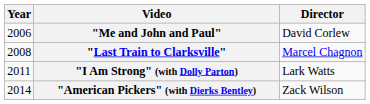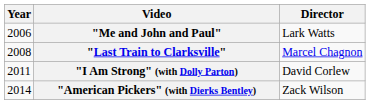(316, 33) David Corlew -> (308, 33) Lark Watts
(308, 71) Lark Watts -> (316, 71) David Corlew
